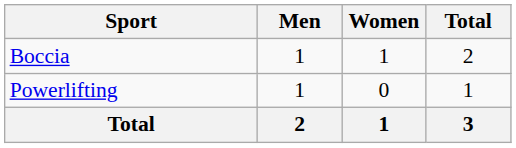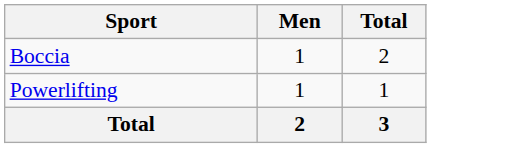- column: (384, 21)
